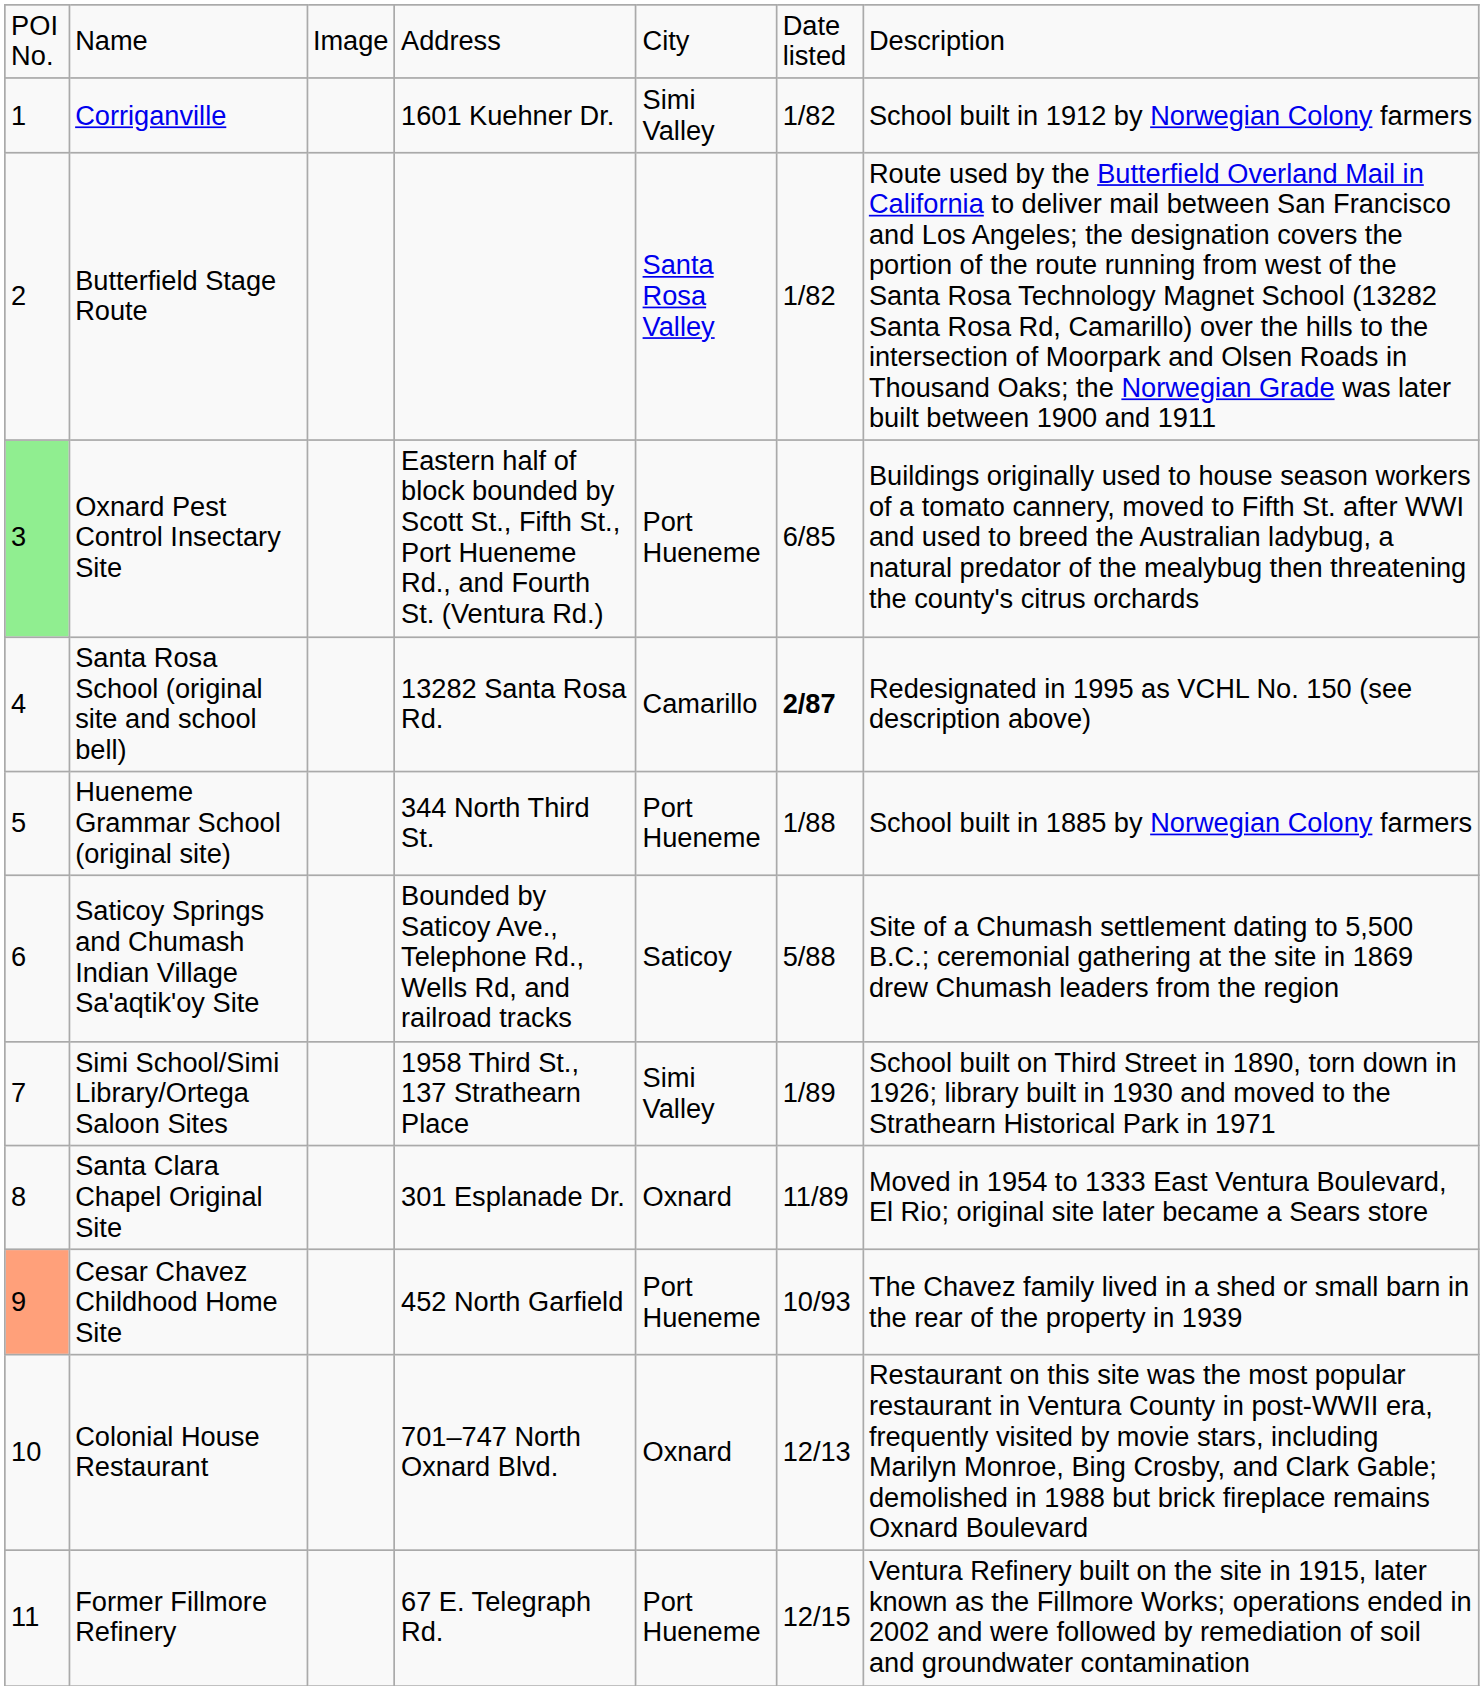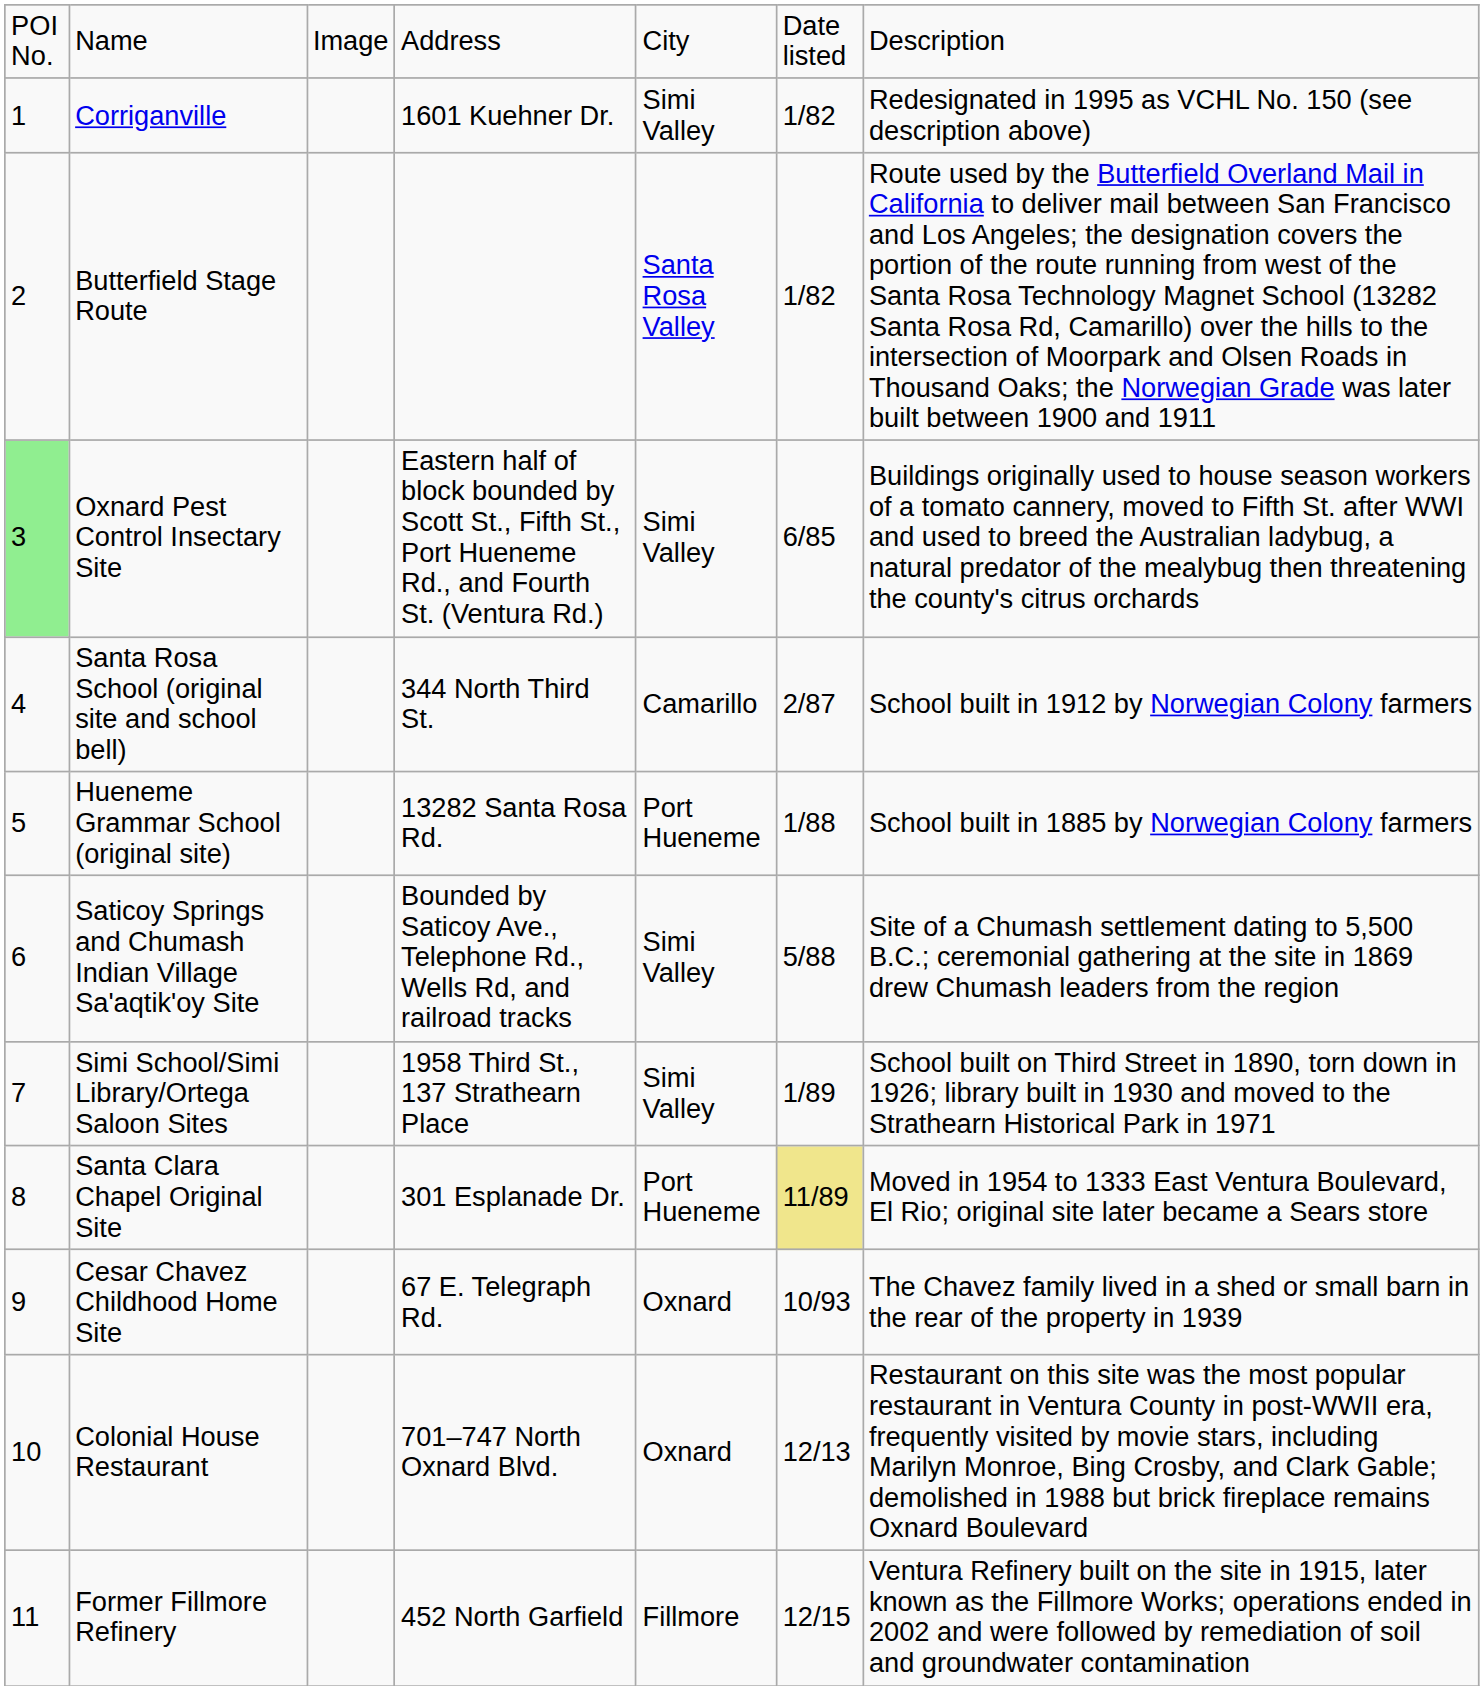(1171, 115) School built in 1912 by Norwegian Colony farmers -> (1141, 115) Redesignated in 1995 as VCHL No. 150 (see description above)
(702, 537) Port Hueneme -> (679, 537) Simi Valley
(514, 703) 13282 Santa Rosa Rd. -> (495, 703) 344 North Third St.
(809, 703) bold -> (809, 703) normal
(1141, 703) Redesignated in 1995 as VCHL No. 150 (see description above) -> (1171, 703) School built in 1912 by Norwegian Colony farmers
(495, 823) 344 North Third St. -> (514, 823) 13282 Santa Rosa Rd.
(687, 958) Saticoy -> (679, 958) Simi Valley
(687, 1197) Oxnard -> (702, 1197) Port Hueneme
(816, 1197) no background -> (816, 1197) khaki background
(19, 1301) lightsalmon background -> (19, 1301) no background
(512, 1301) 452 North Garfield -> (496, 1301) 67 E. Telegraph Rd.
(702, 1301) Port Hueneme -> (687, 1301) Oxnard
(496, 1617) 67 E. Telegraph Rd. -> (512, 1617) 452 North Garfield
(702, 1617) Port Hueneme -> (691, 1617) Fillmore
